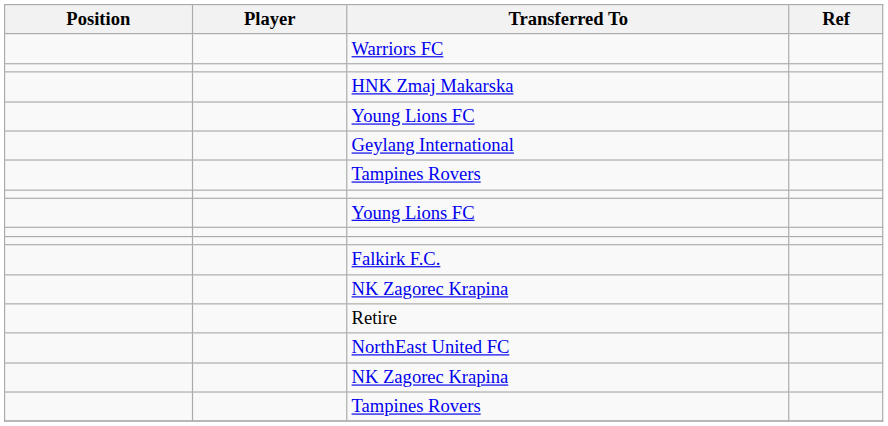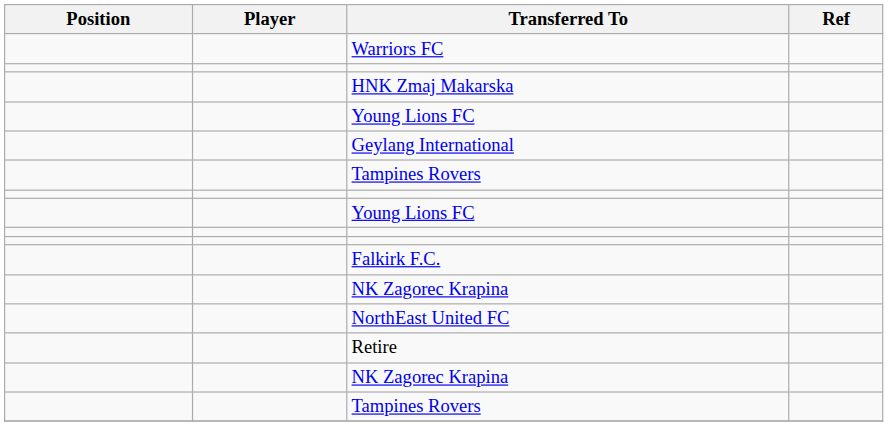rows swapped: (98, 318) <-> (98, 348)
